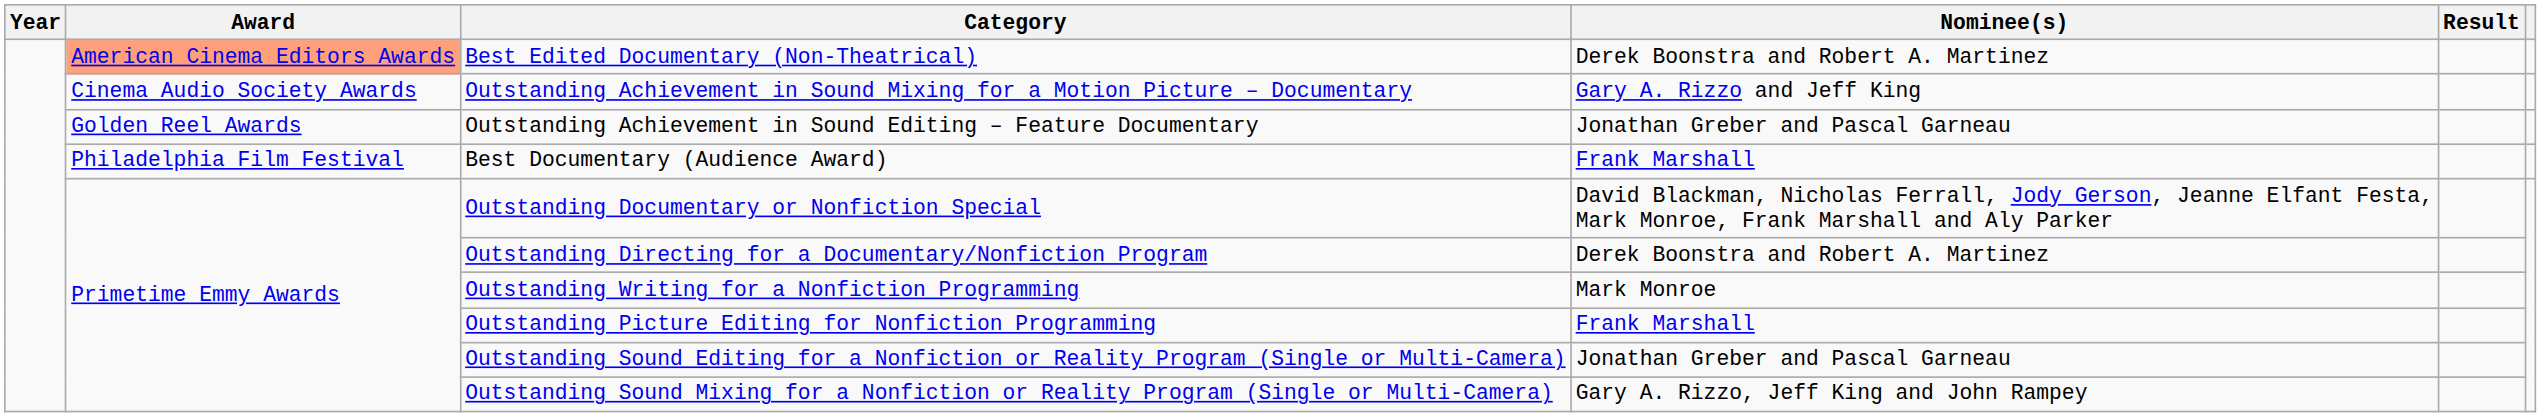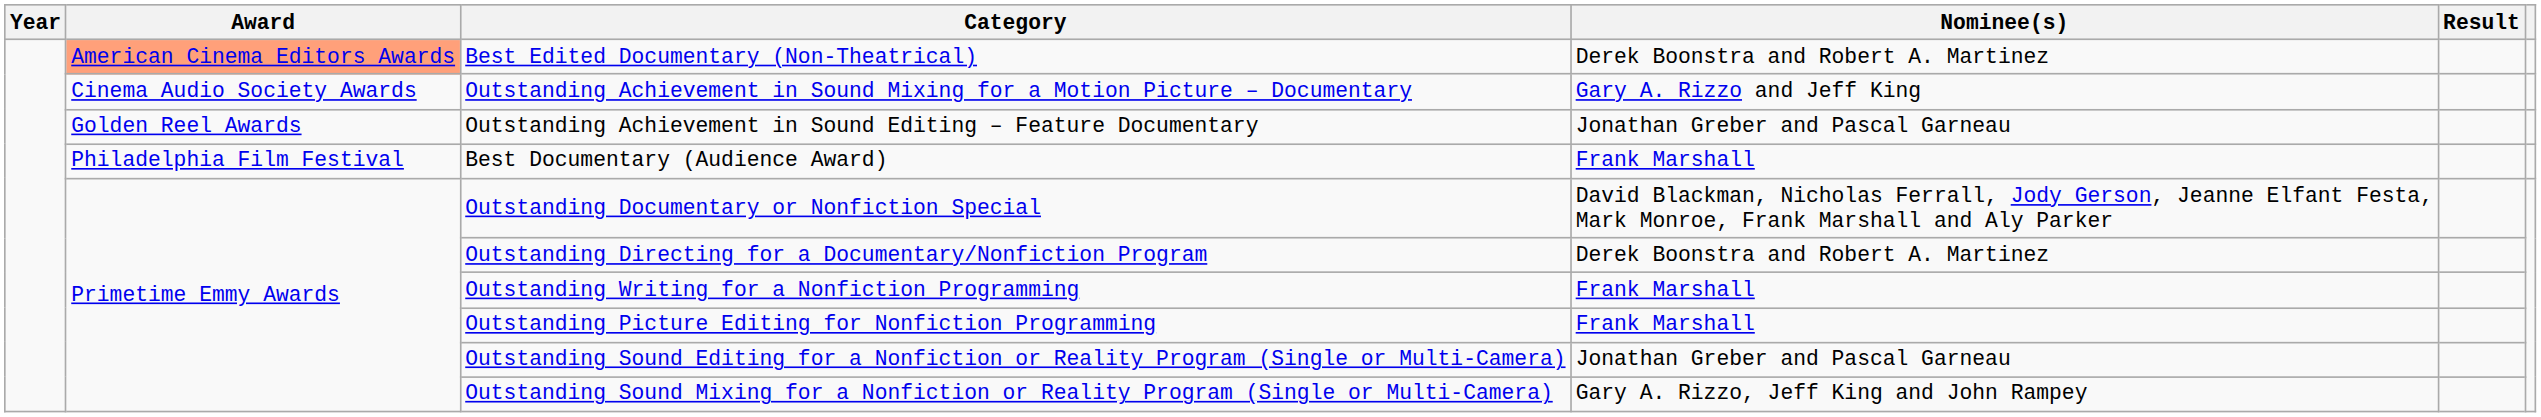(1646, 290) Mark Monroe -> (1665, 290) Frank Marshall
